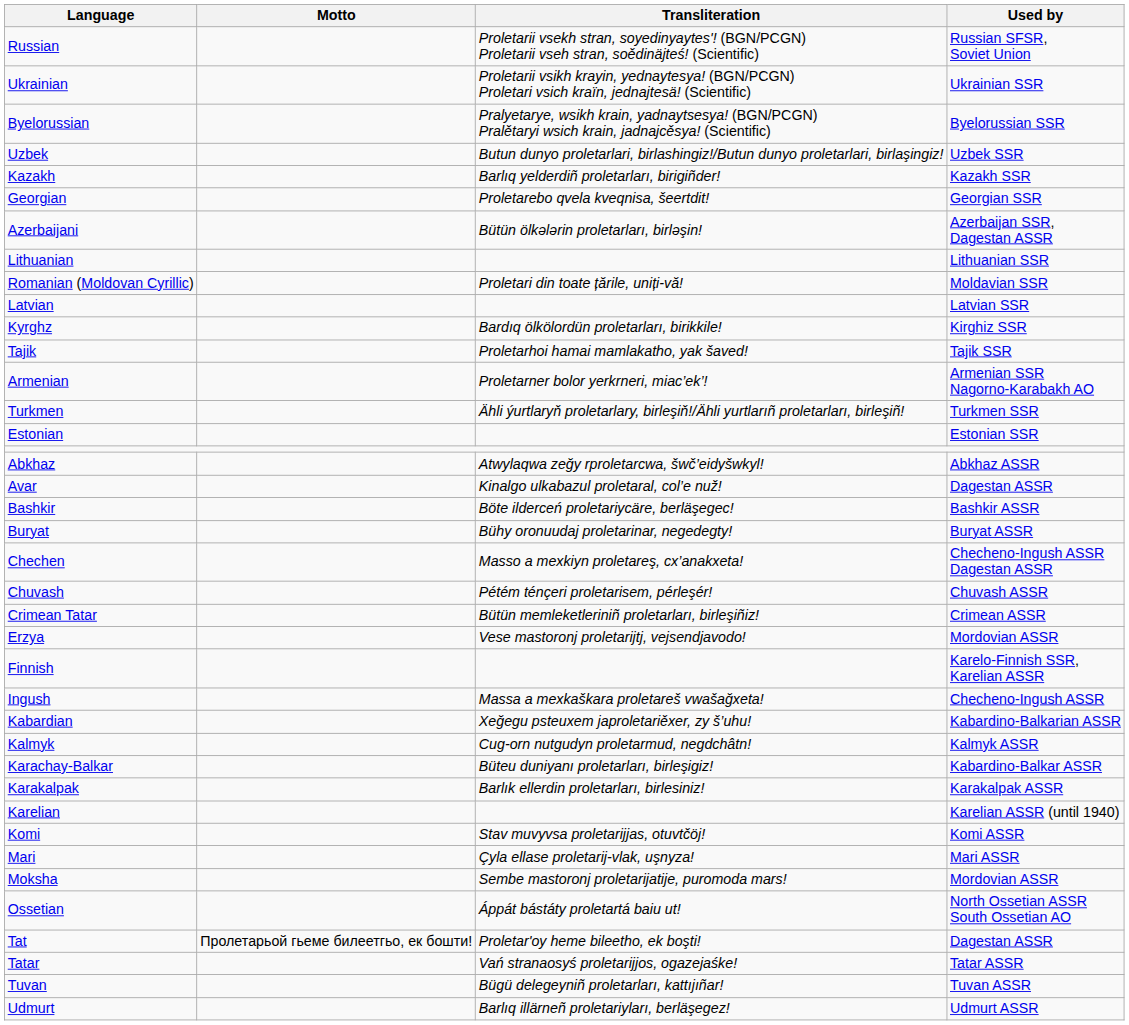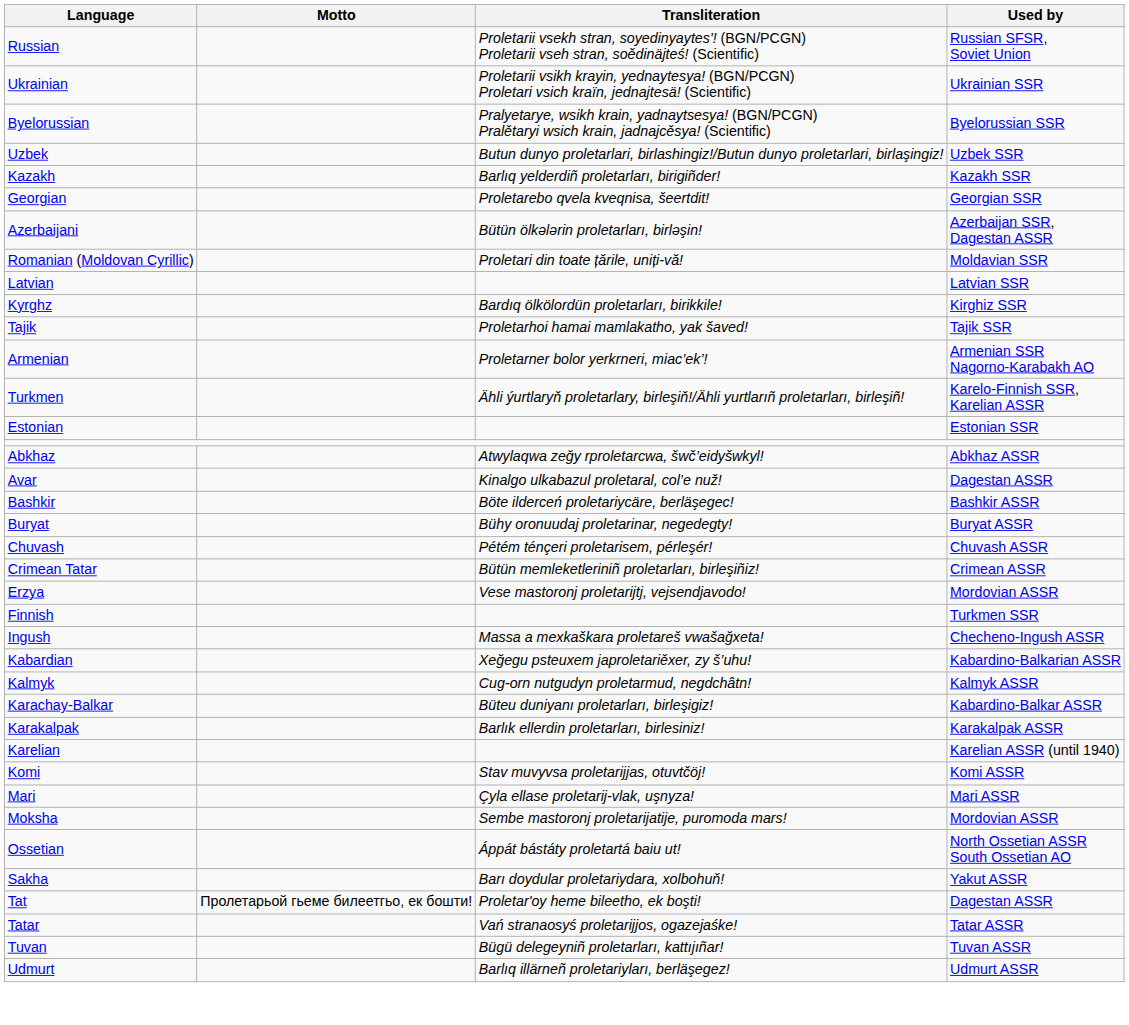- row: (41, 260)
(994, 412) Turkmen SSR -> (1015, 397) Karelo-Finnish SSR, Karelian ASSR
- row: (36, 562)
(1015, 668) Karelo-Finnish SSR, Karelian ASSR -> (994, 615) Turkmen SSR
+ row: (28, 879)
